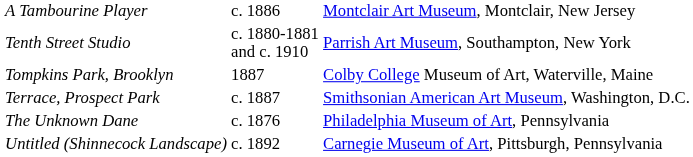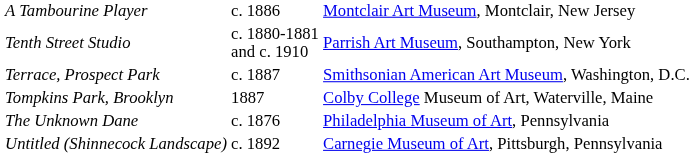rows swapped: (82, 97) <-> (89, 74)
